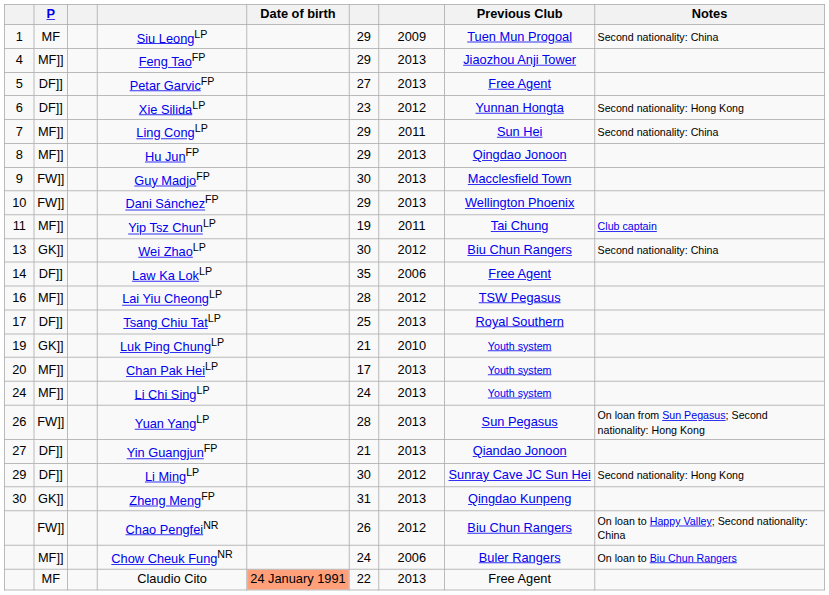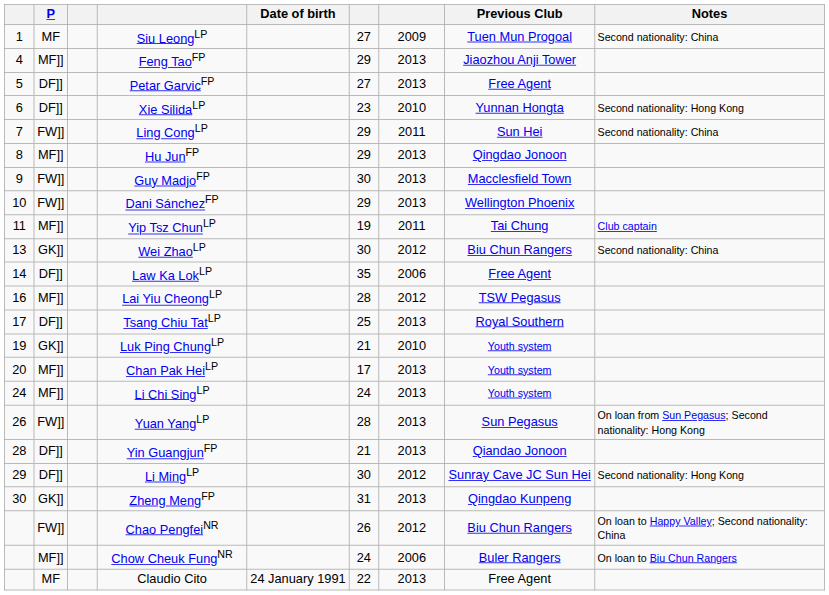(364, 36) 29 -> (364, 36) 27
(412, 107) 2012 -> (412, 107) 2010
(51, 131) MF]] -> (51, 131) FW]]
(19, 451) 27 -> (19, 451) 28
(298, 579) lightsalmon background -> (298, 579) no background
